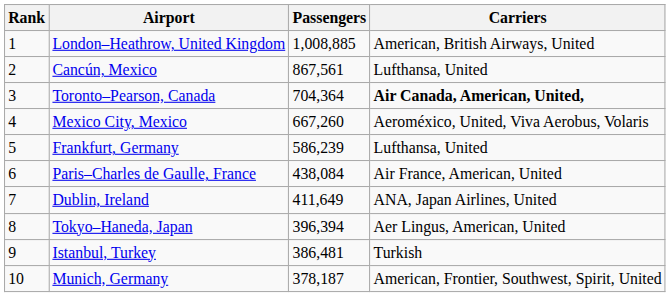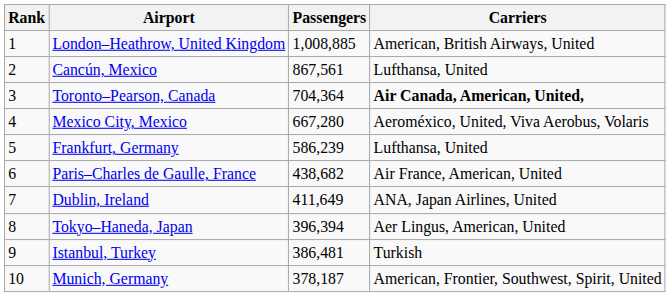(318, 121) 667,260 -> (318, 121) 667,280
(318, 174) 438,084 -> (318, 174) 438,682
